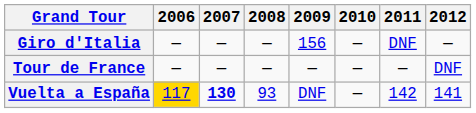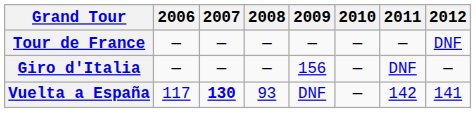rows swapped: (79, 43) <-> (79, 69)
(176, 94) gold background -> (176, 94) no background
